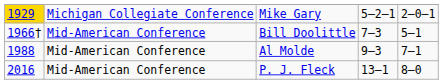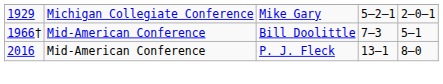(21, 14) gold background -> (21, 14) no background
- row: (287, 51)
